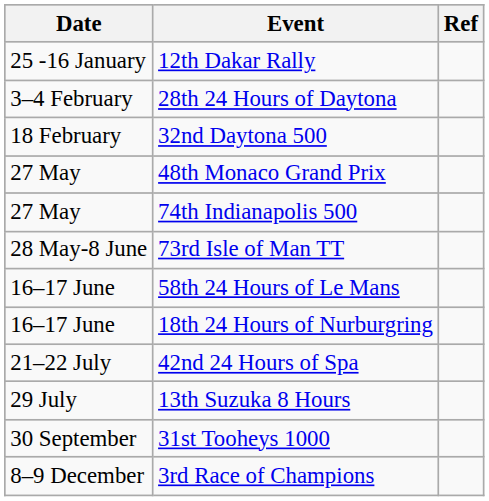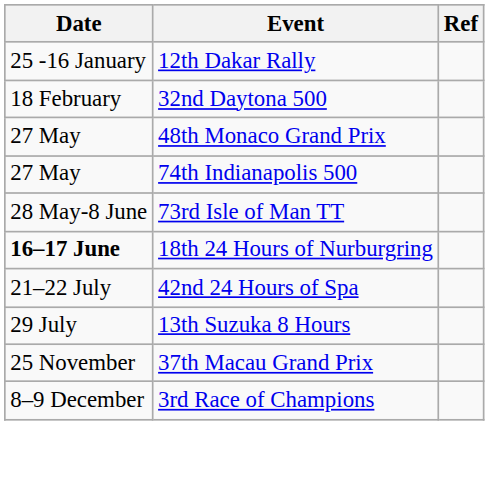- row: (277, 98)
- row: (279, 286)
(63, 324) normal -> (65, 249) bold
- row: (244, 437)
+ row: (266, 362)
